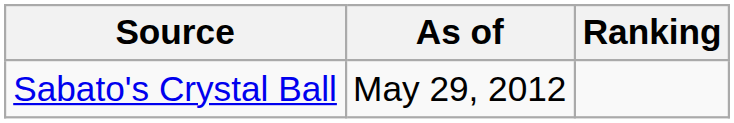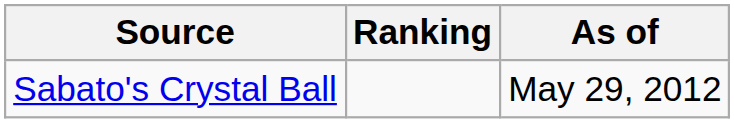columns swapped: (652, 32) <-> (460, 32)
